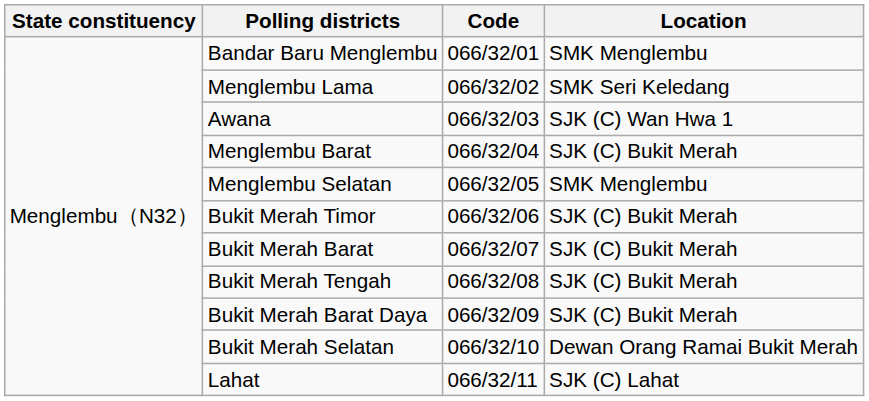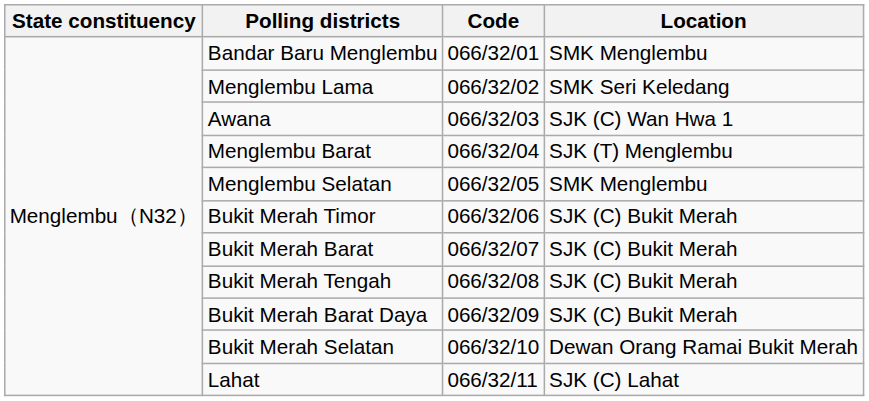(643, 151) SJK (C) Bukit Merah -> (641, 151) SJK (T) Menglembu
